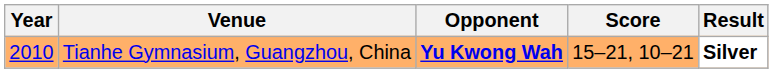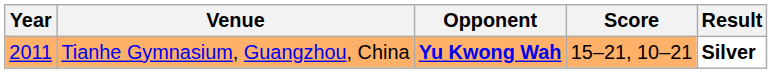(31, 52) 2010 -> (31, 52) 2011
